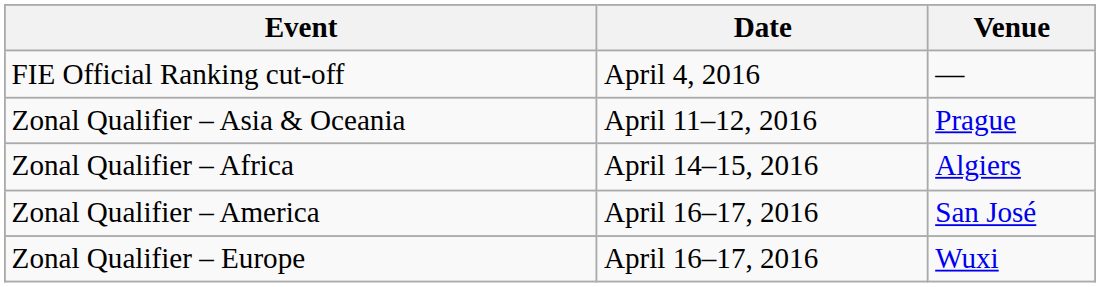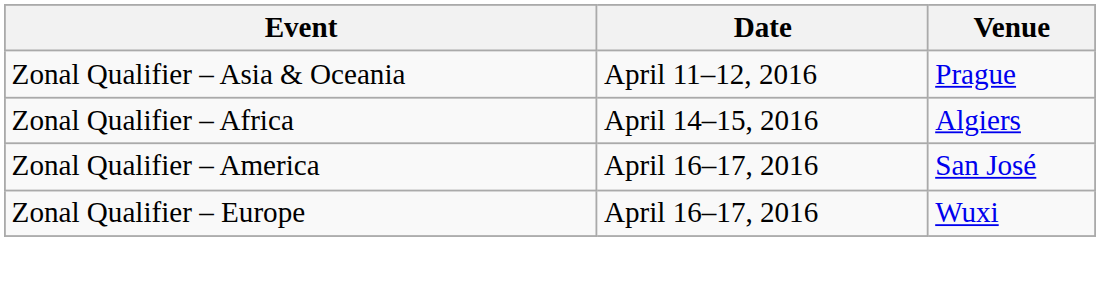- row: (178, 73)
